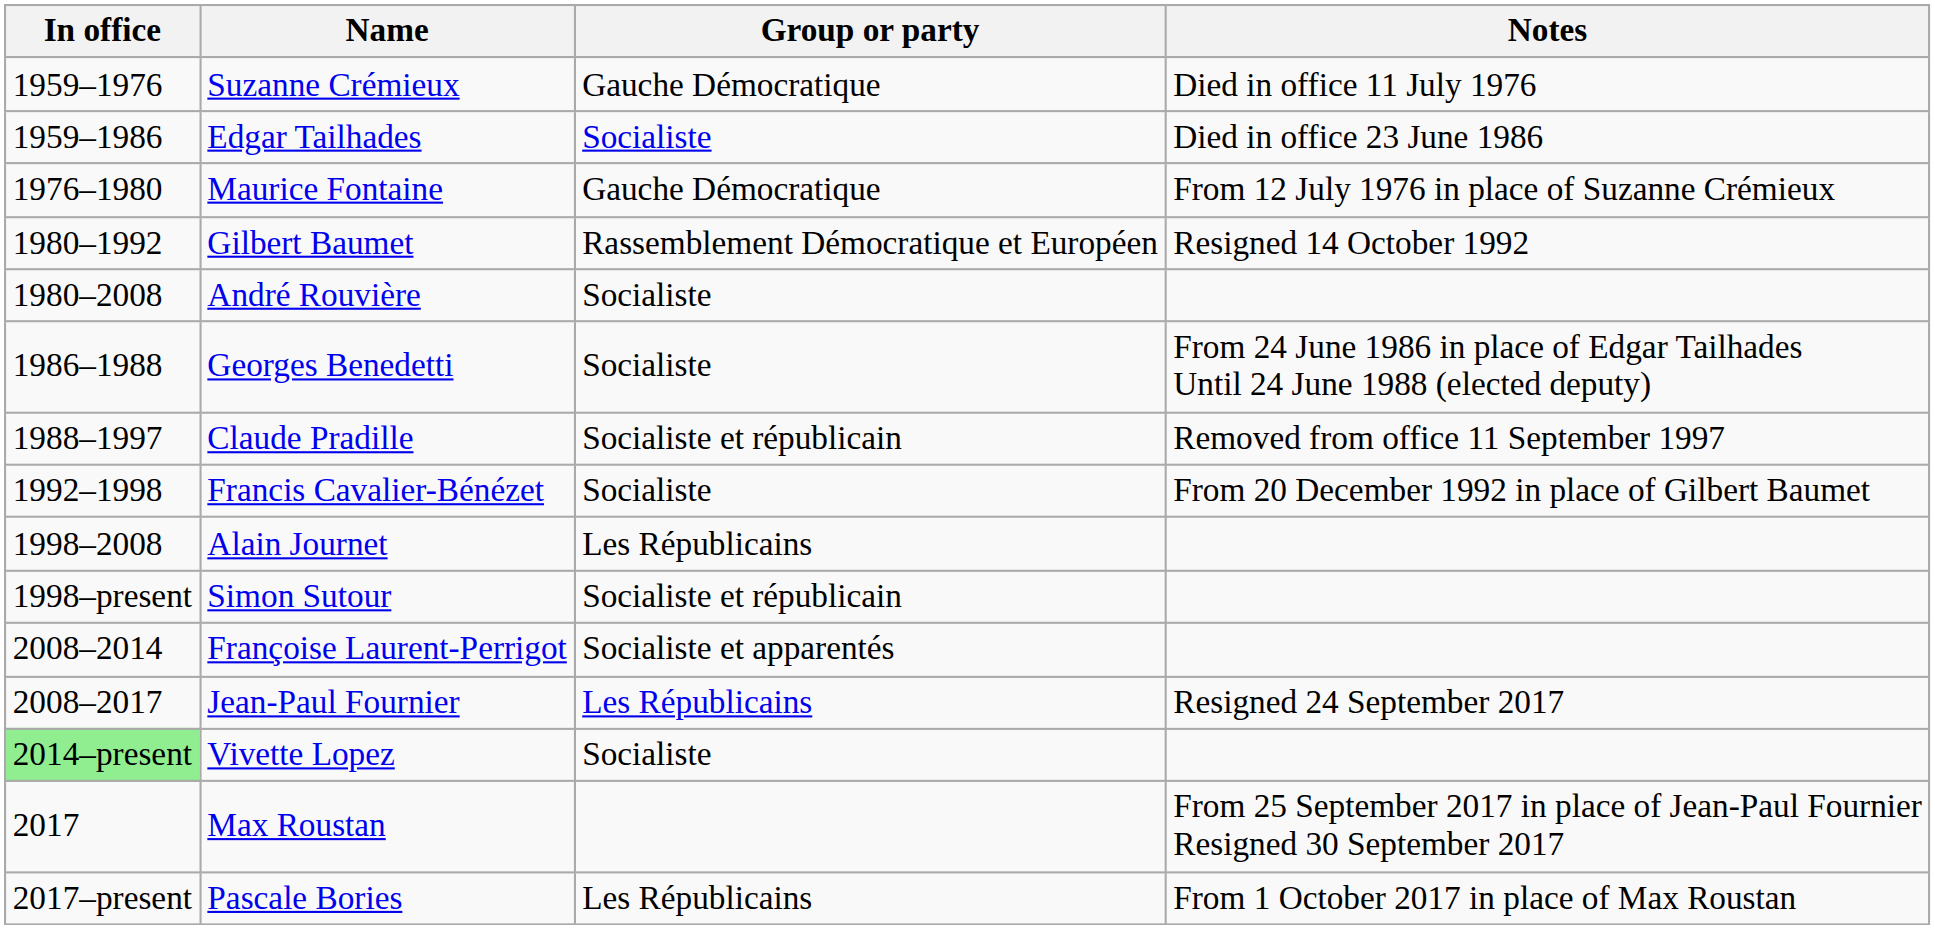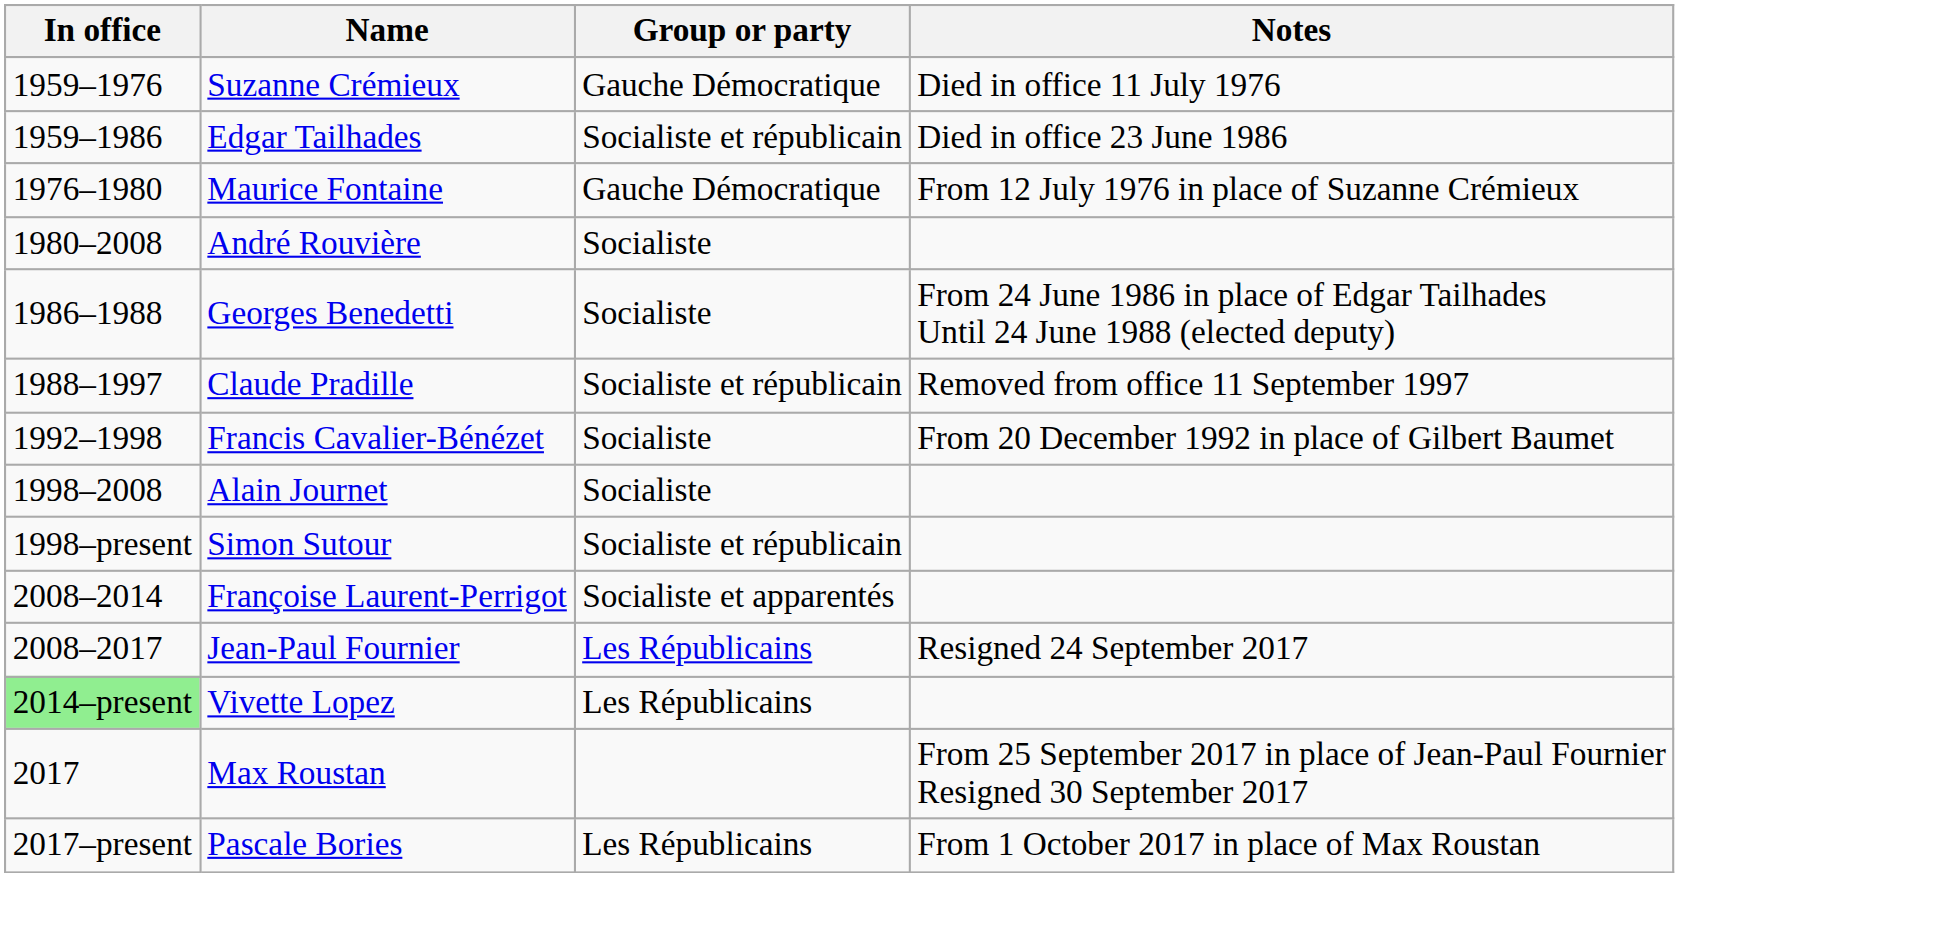(647, 136) Socialiste -> (742, 136) Socialiste et républicain
- row: (310, 242)
(697, 543) Les Républicains -> (647, 490) Socialiste
(647, 754) Socialiste -> (697, 701) Les Républicains
